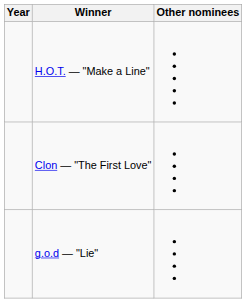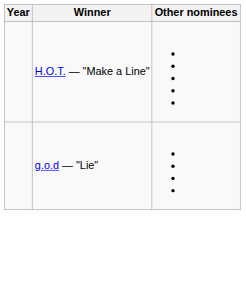- row: (93, 165)
